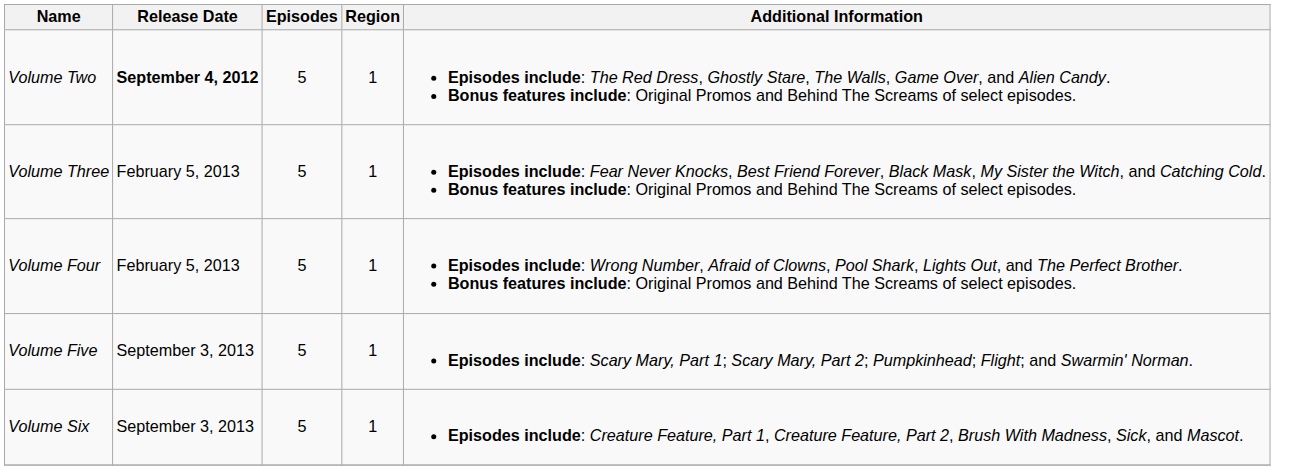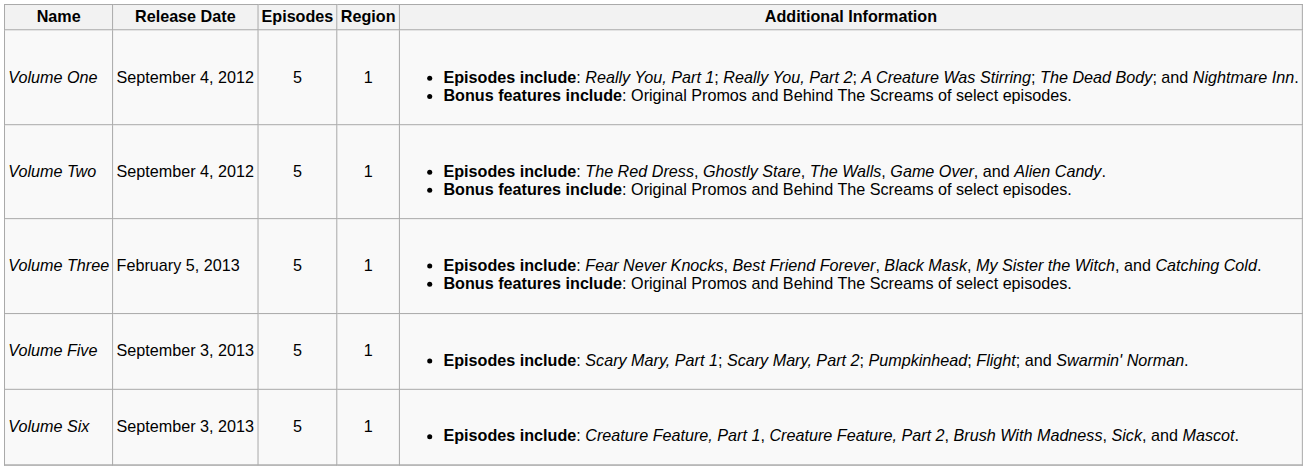+ row: (53, 77)
(188, 77) bold -> (185, 171) normal
- row: (54, 265)
